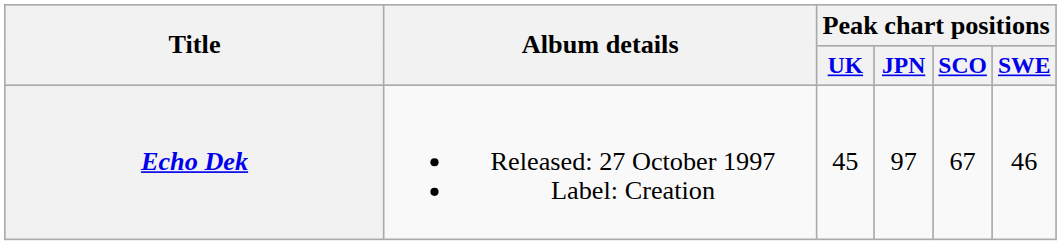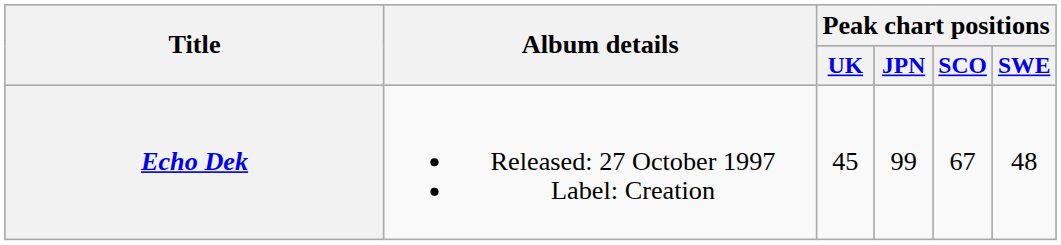(904, 161) 97 -> (904, 161) 99
(1024, 161) 46 -> (1024, 161) 48
